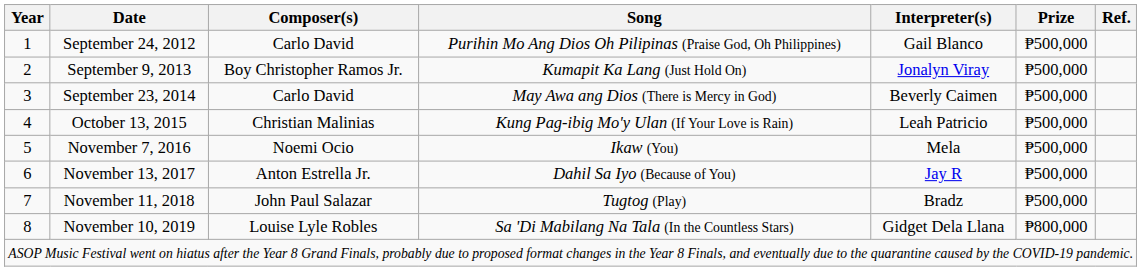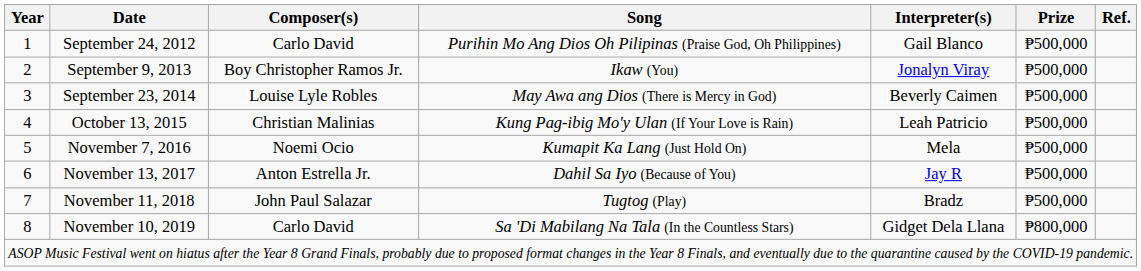(644, 69) Kumapit Ka Lang (Just Hold On) -> (644, 69) Ikaw (You)
(313, 95) Carlo David -> (313, 95) Louise Lyle Robles
(644, 148) Ikaw (You) -> (644, 148) Kumapit Ka Lang (Just Hold On)
(313, 226) Louise Lyle Robles -> (313, 226) Carlo David
